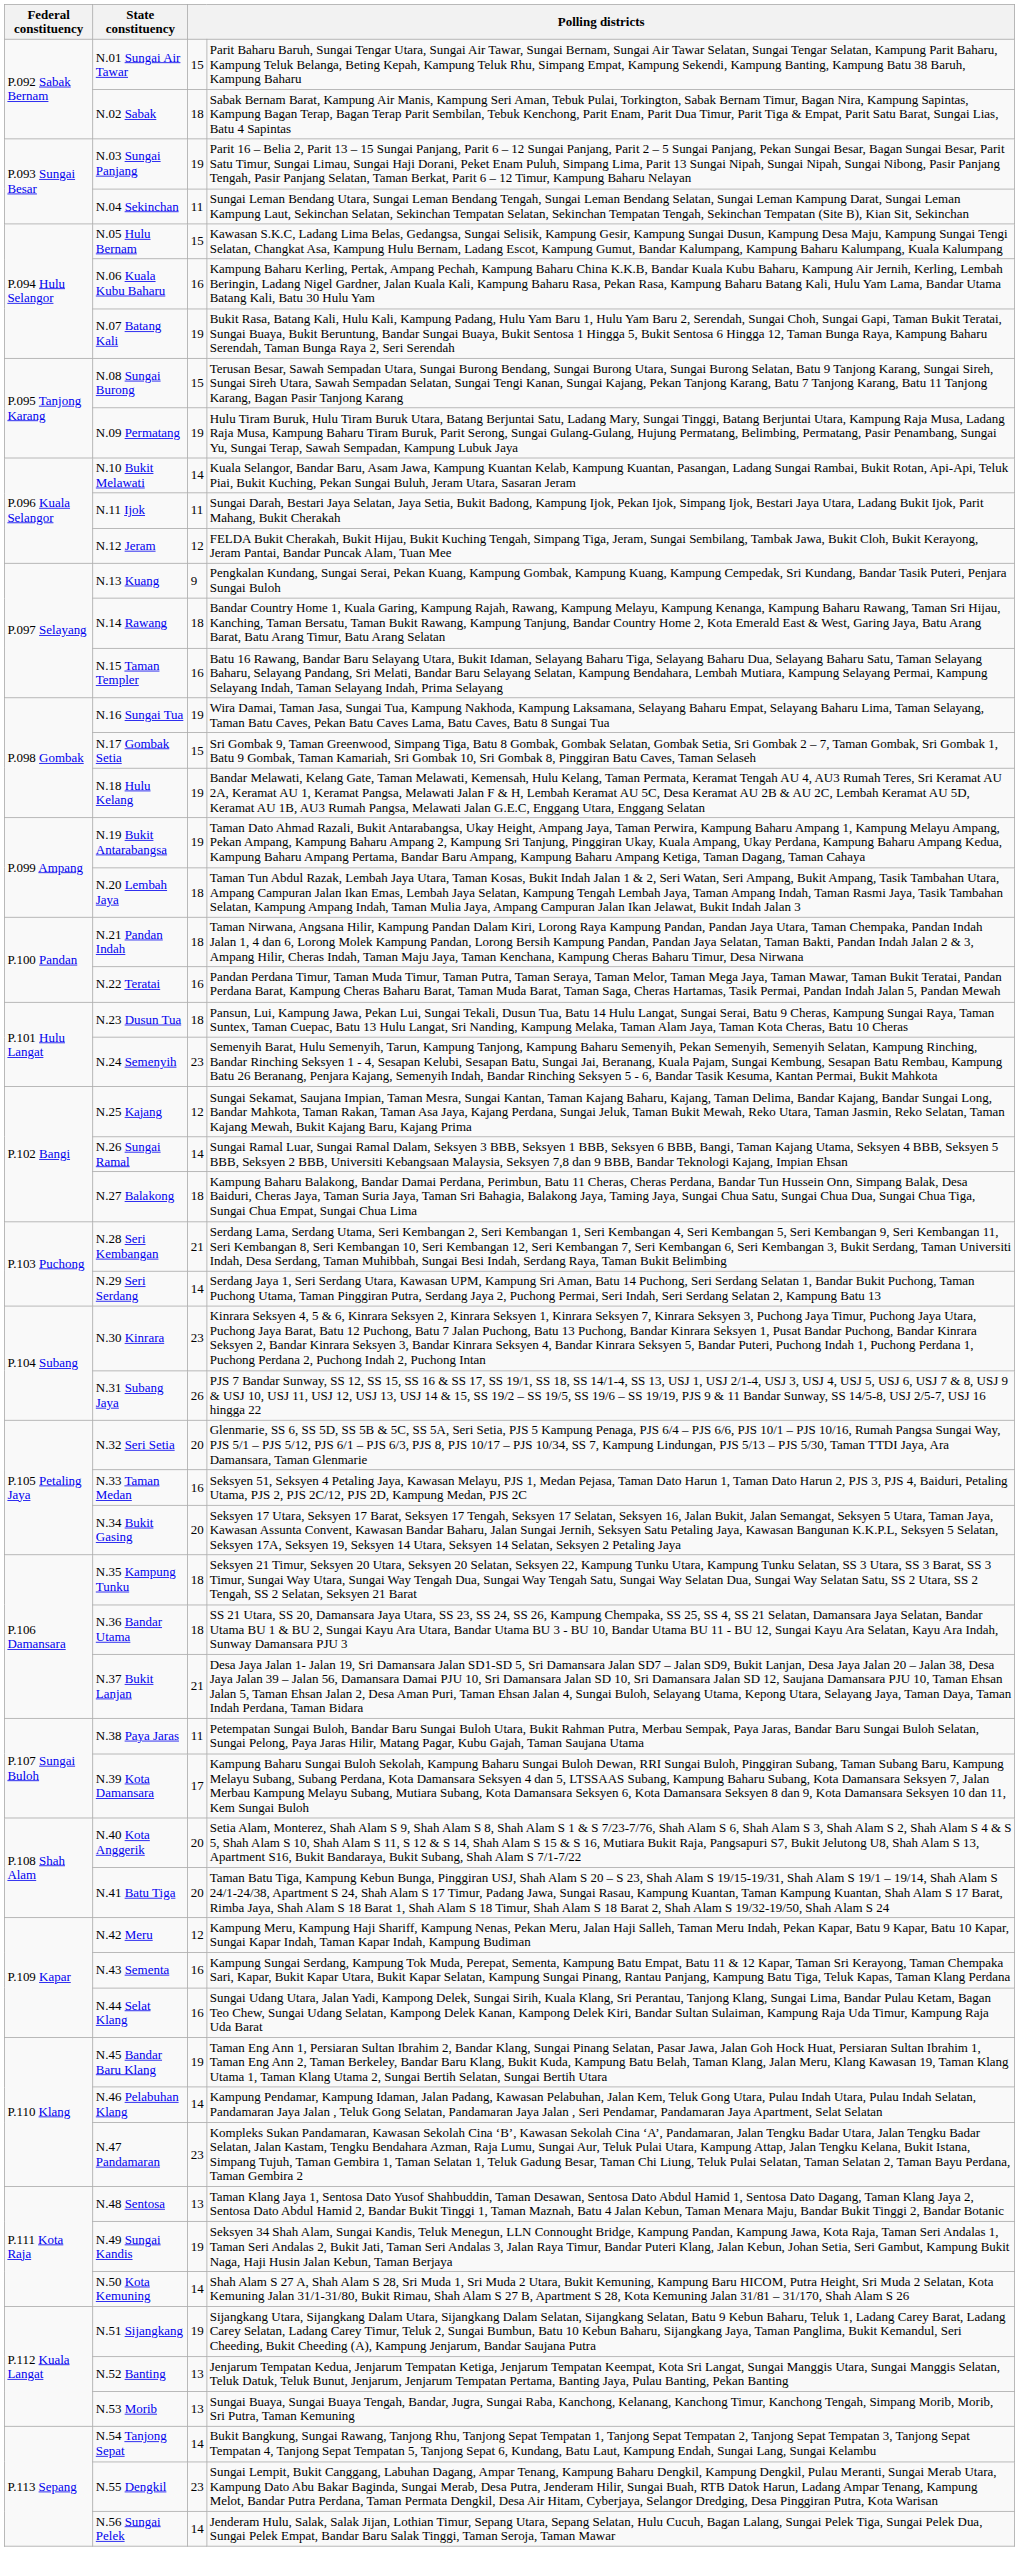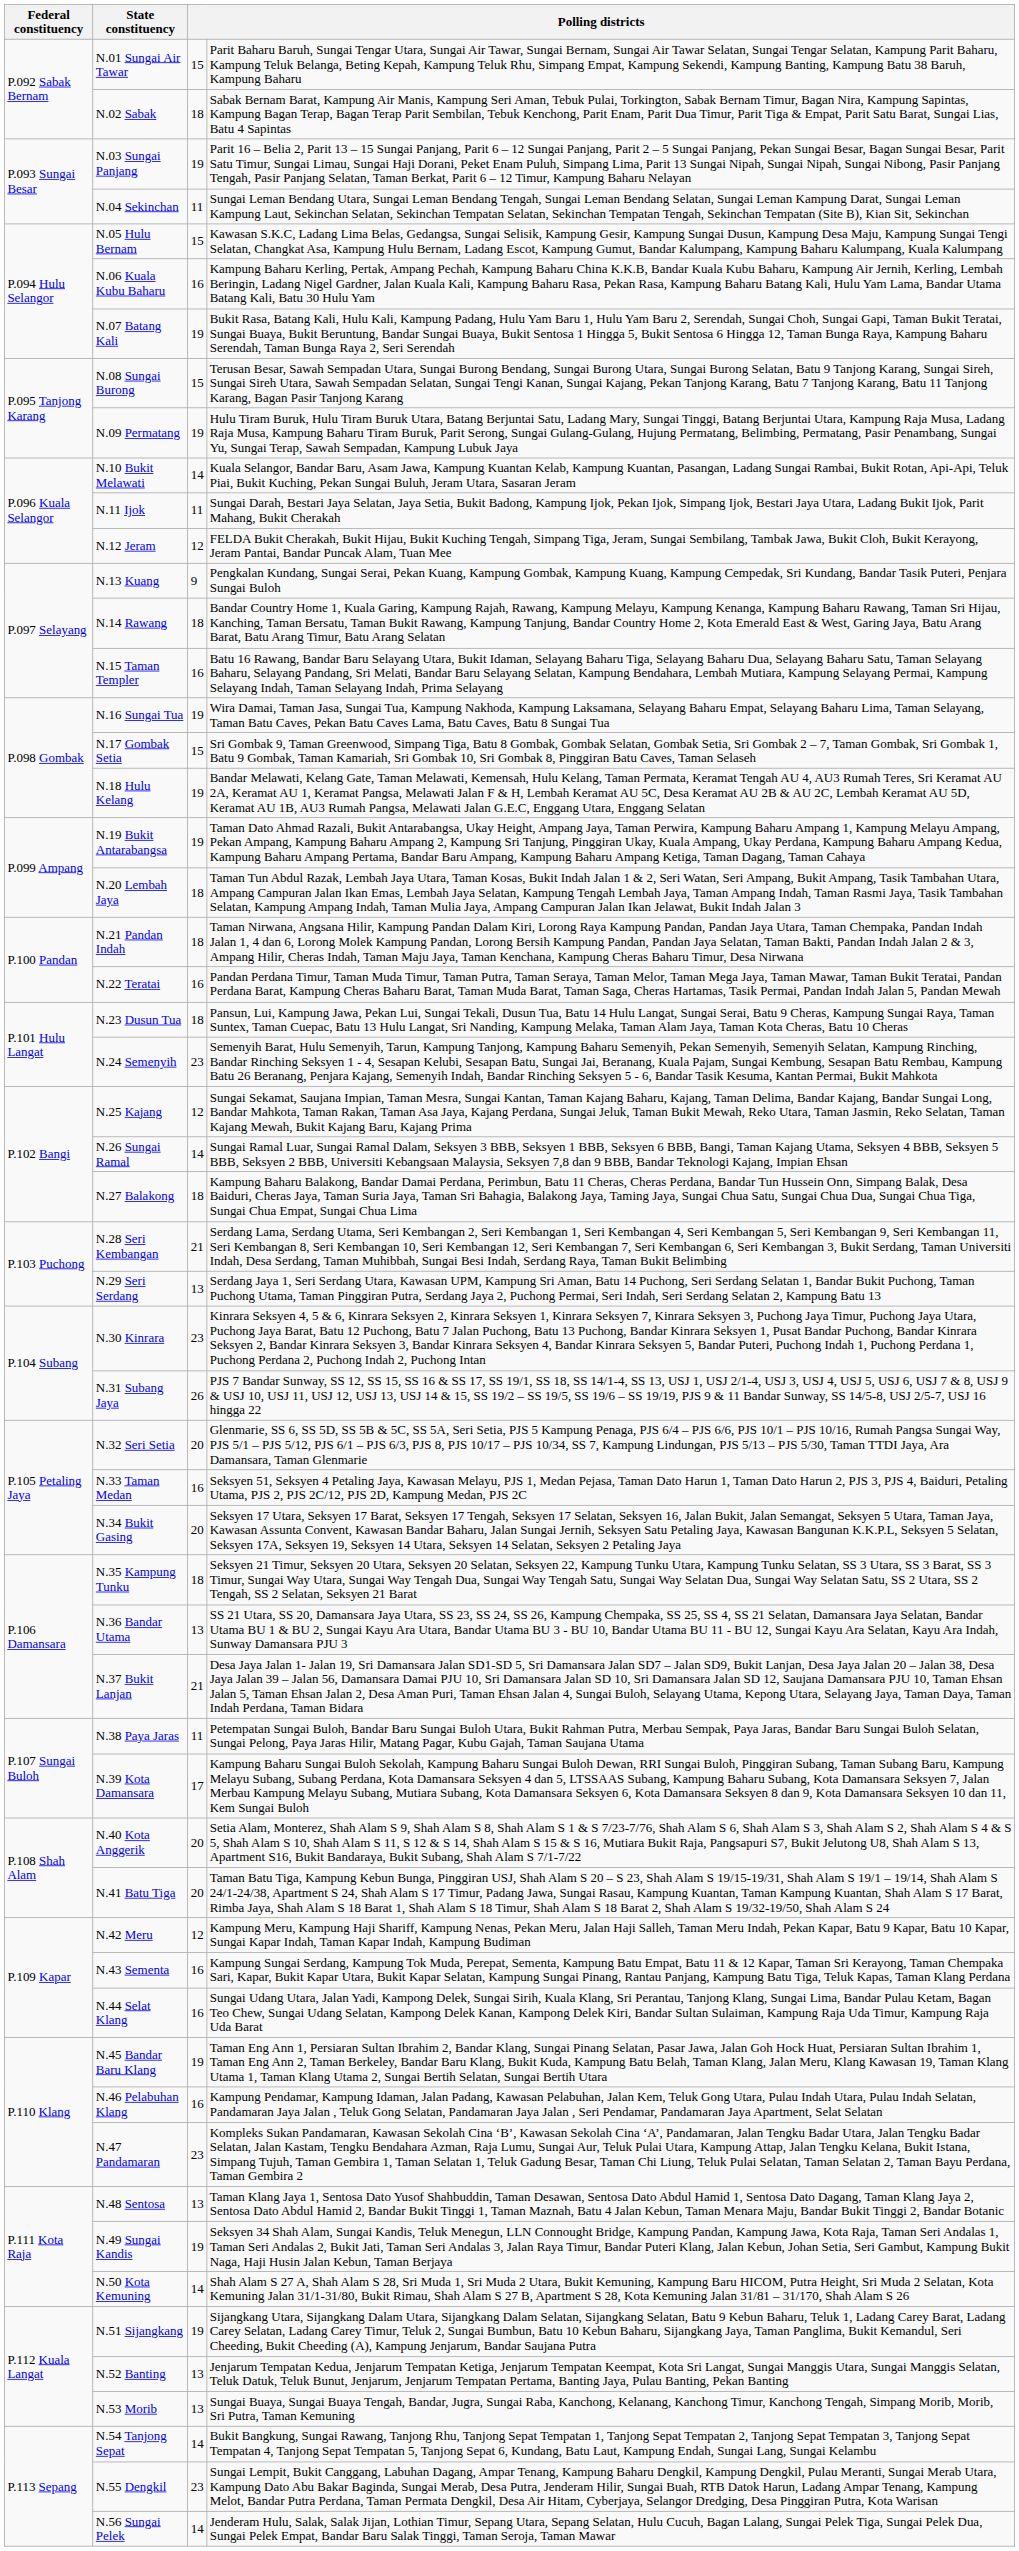(197, 1288) 14 -> (197, 1288) 13
(197, 1629) 18 -> (197, 1629) 13
(197, 2104) 14 -> (197, 2104) 16
